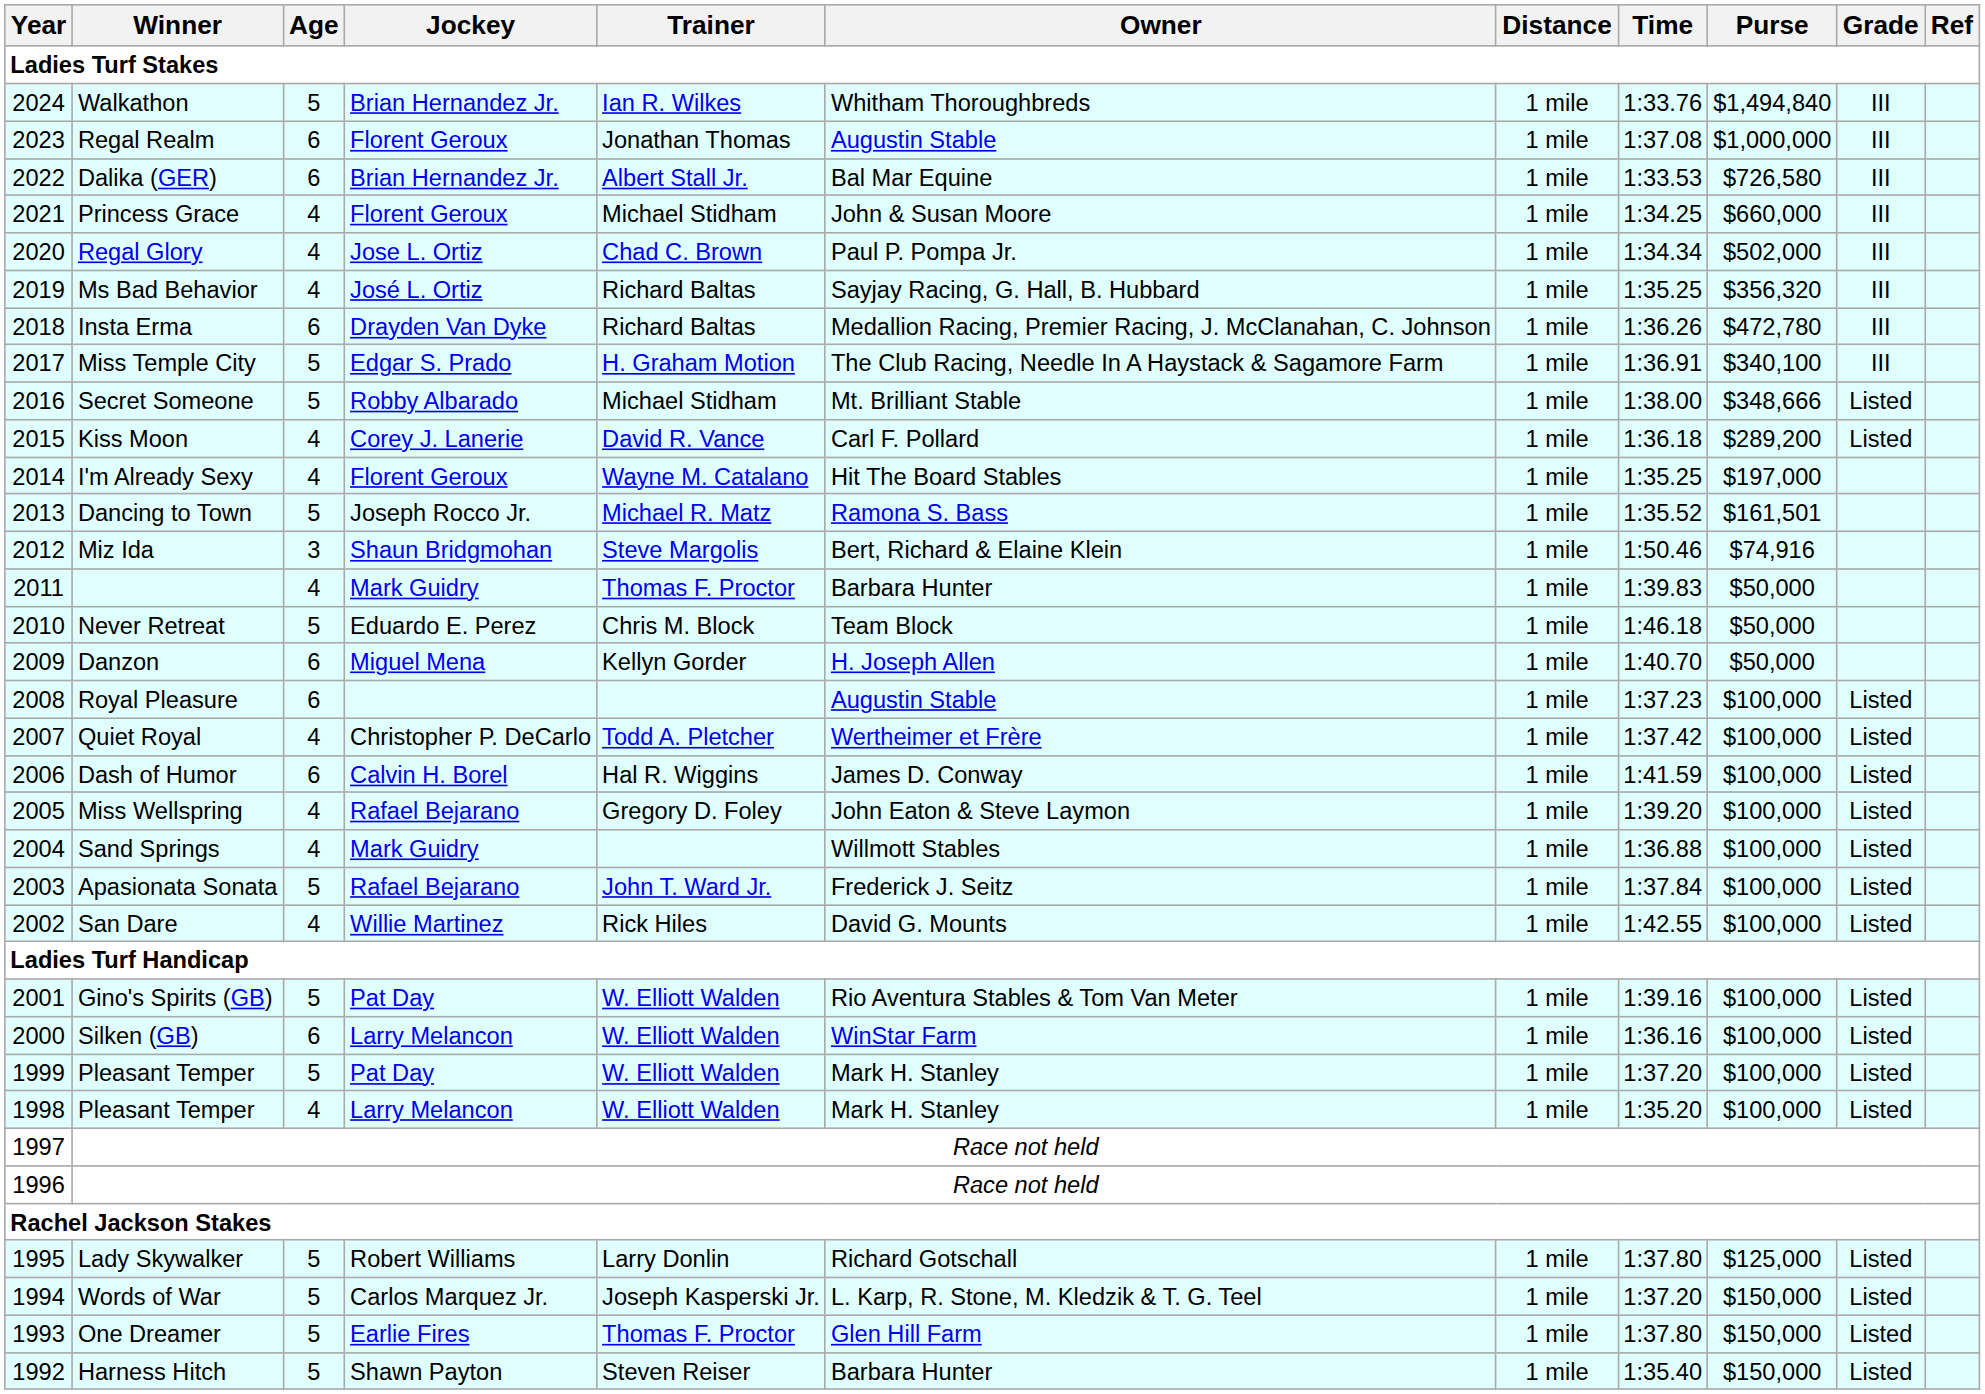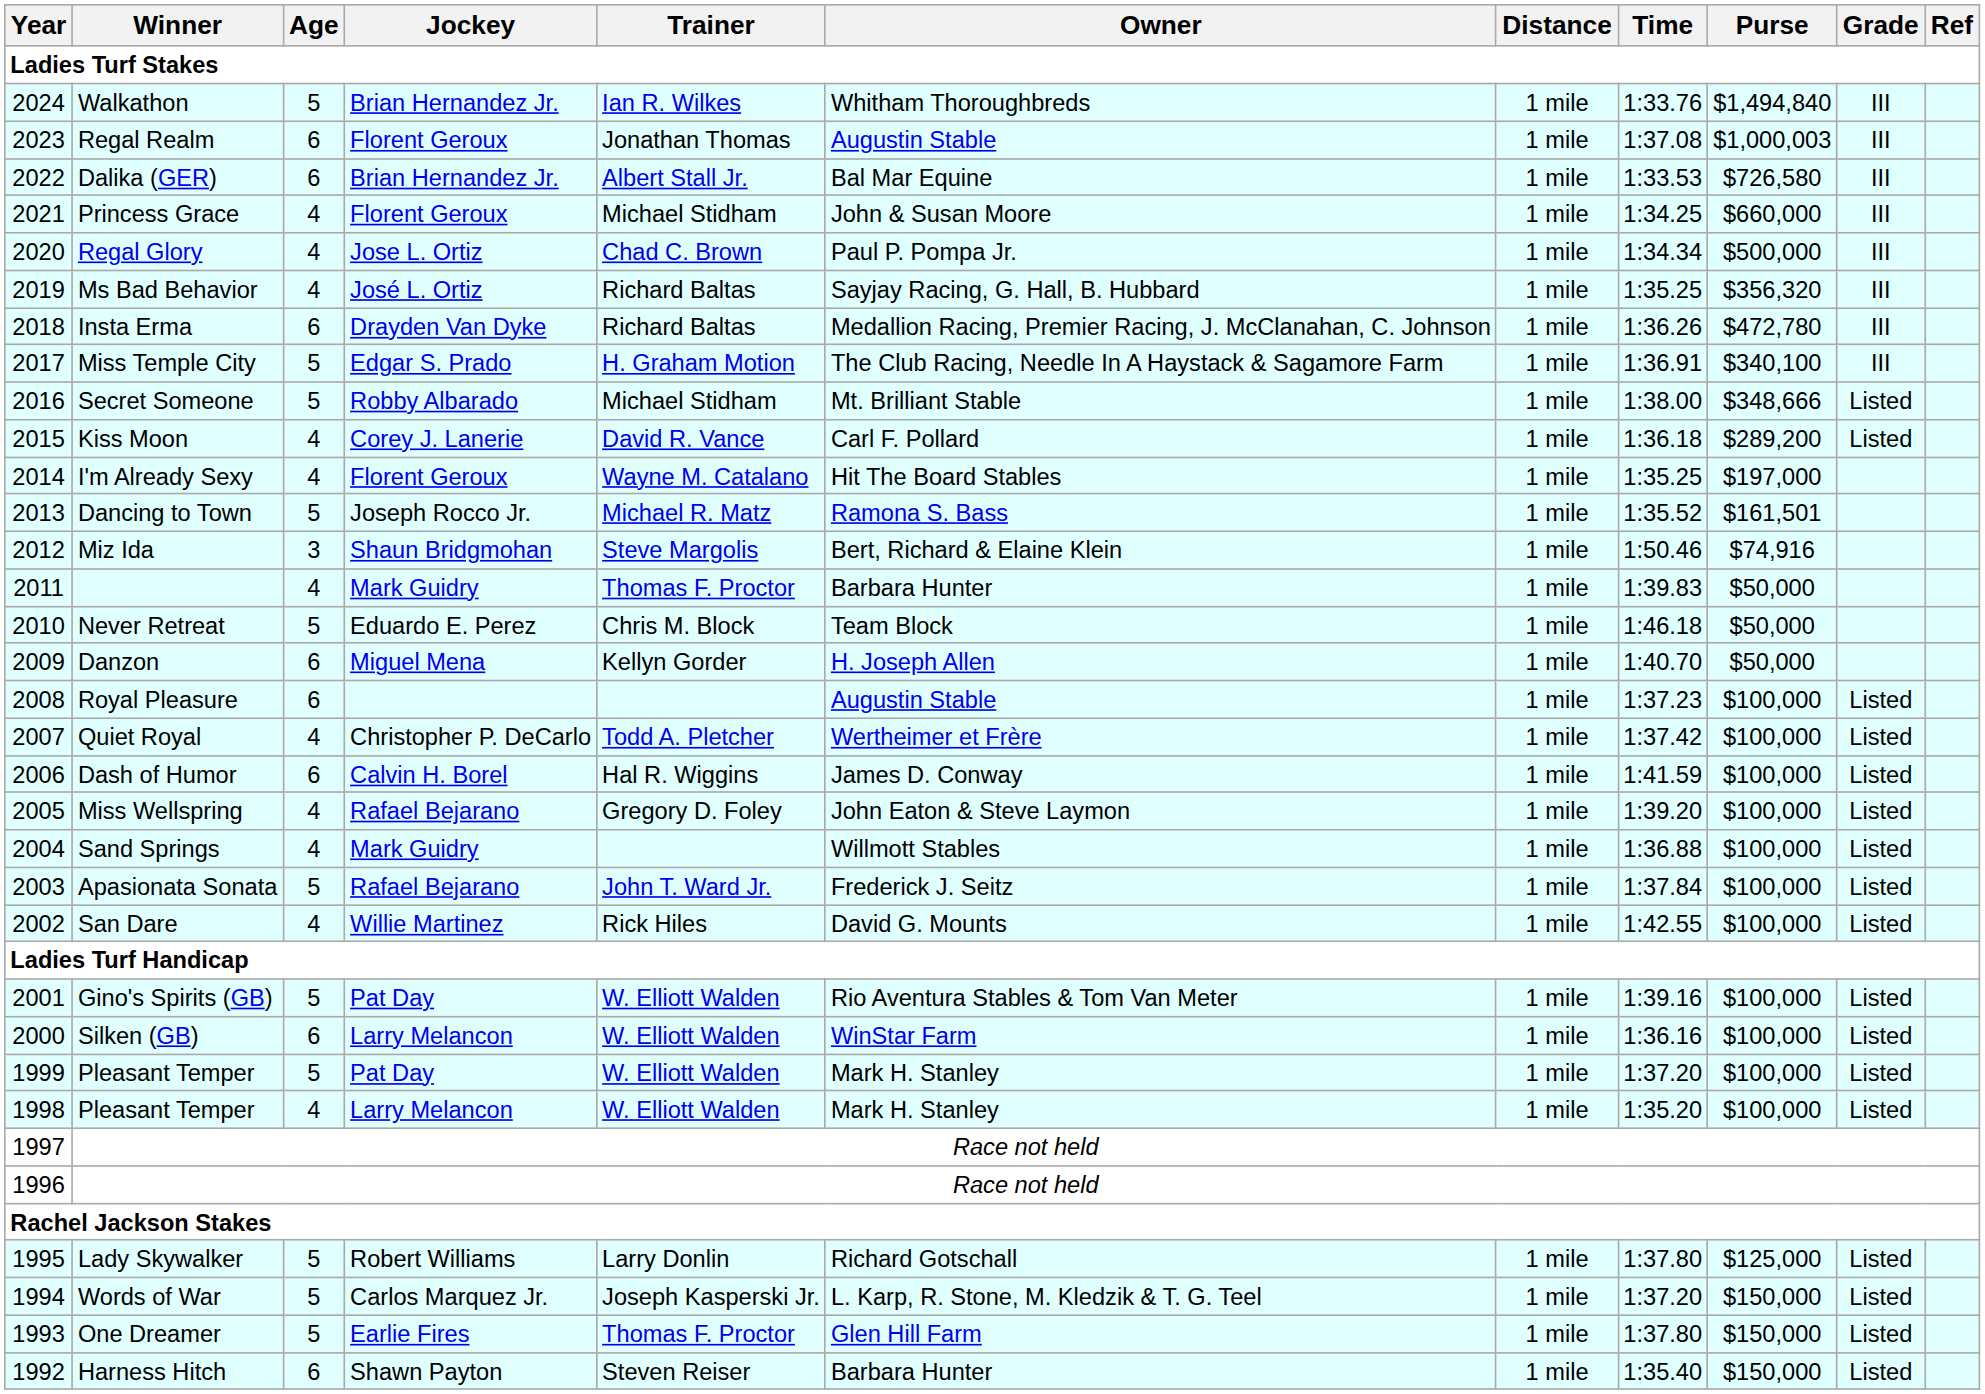(1772, 140) $1,000,000 -> (1772, 140) $1,000,003
(1772, 252) $502,000 -> (1772, 252) $500,000
(314, 1371) 5 -> (314, 1371) 6
